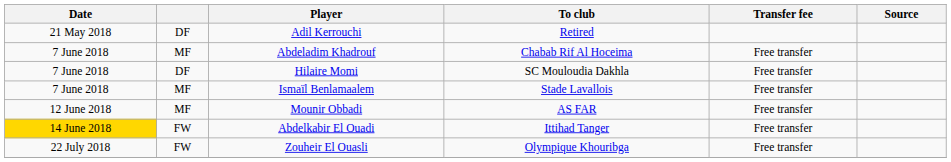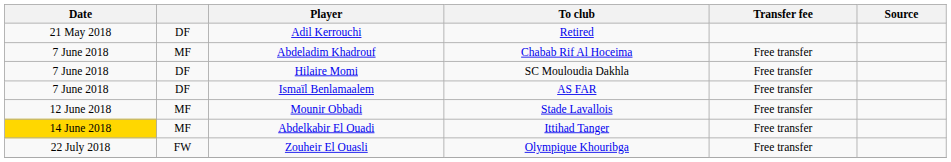(183, 89) MF -> (183, 89) DF
(577, 89) Stade Lavallois -> (577, 89) AS FAR
(577, 108) AS FAR -> (577, 108) Stade Lavallois
(183, 128) FW -> (183, 128) MF
